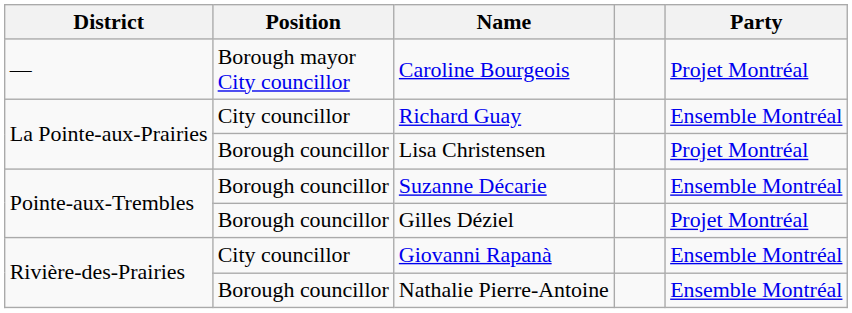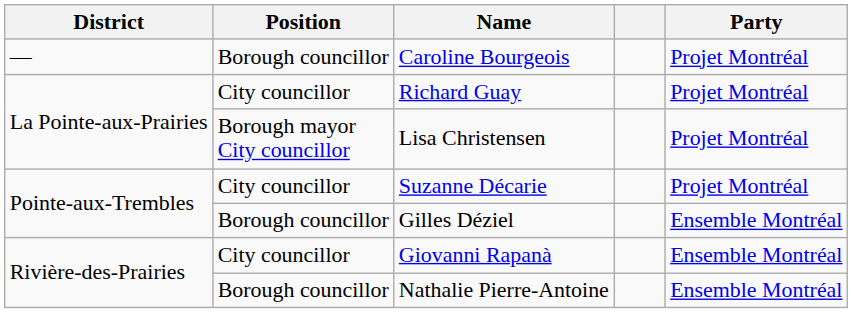(287, 68) Borough mayor City councillor -> (303, 56) Borough councillor
(756, 116) Ensemble Montréal -> (739, 91) Projet Montréal
(303, 150) Borough councillor -> (287, 138) Borough mayor City councillor
(303, 185) Borough councillor -> (284, 185) City councillor
(756, 185) Ensemble Montréal -> (739, 185) Projet Montréal
(739, 220) Projet Montréal -> (756, 220) Ensemble Montréal
